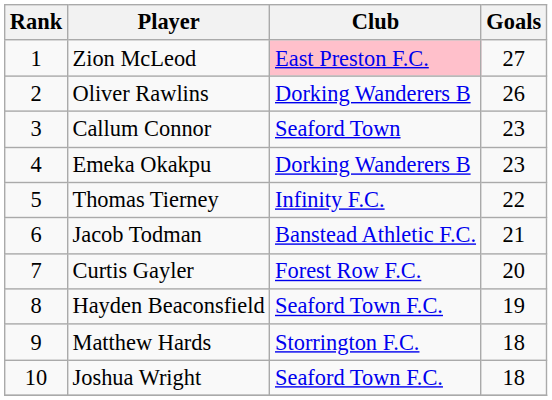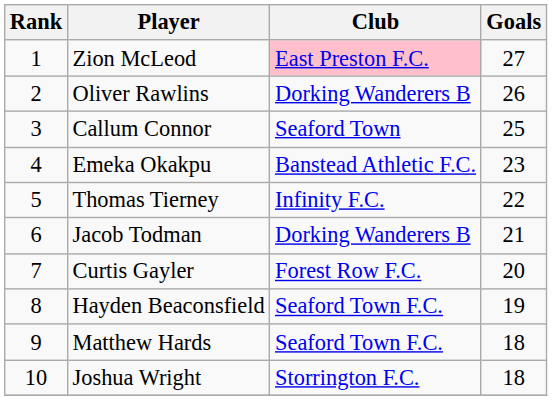(514, 128) 23 -> (514, 128) 25
(373, 164) Dorking Wanderers B -> (376, 164) Banstead Athletic F.C.
(376, 235) Banstead Athletic F.C. -> (373, 235) Dorking Wanderers B
(347, 341) Storrington F.C. -> (359, 341) Seaford Town F.C.
(359, 377) Seaford Town F.C. -> (347, 377) Storrington F.C.
